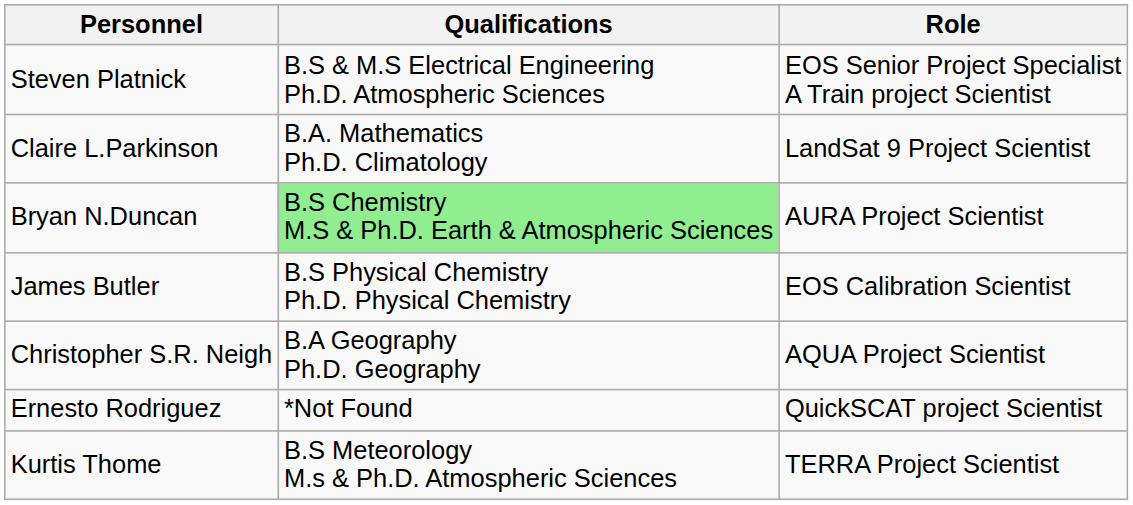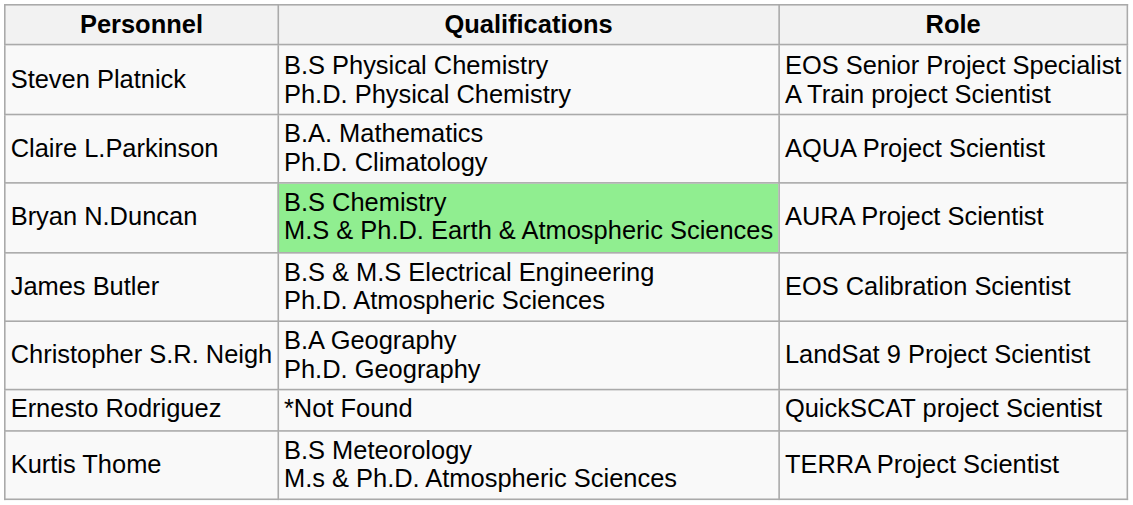(469, 79) B.S & M.S Electrical Engineering Ph.D. Atmospheric Sciences -> (427, 79) B.S Physical Chemistry Ph.D. Physical Chemistry
(938, 148) LandSat 9 Project Scientist -> (915, 148) AQUA Project Scientist
(427, 286) B.S Physical Chemistry Ph.D. Physical Chemistry -> (469, 286) B.S & M.S Electrical Engineering Ph.D. Atmospheric Sciences
(915, 355) AQUA Project Scientist -> (938, 355) LandSat 9 Project Scientist
